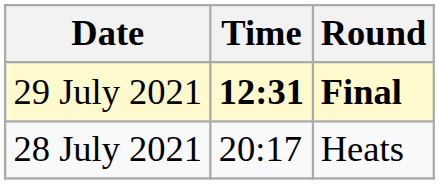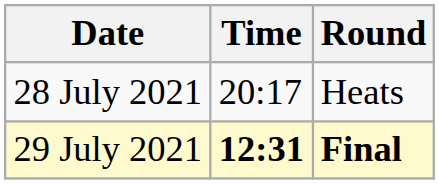rows swapped: (108, 149) <-> (108, 91)
